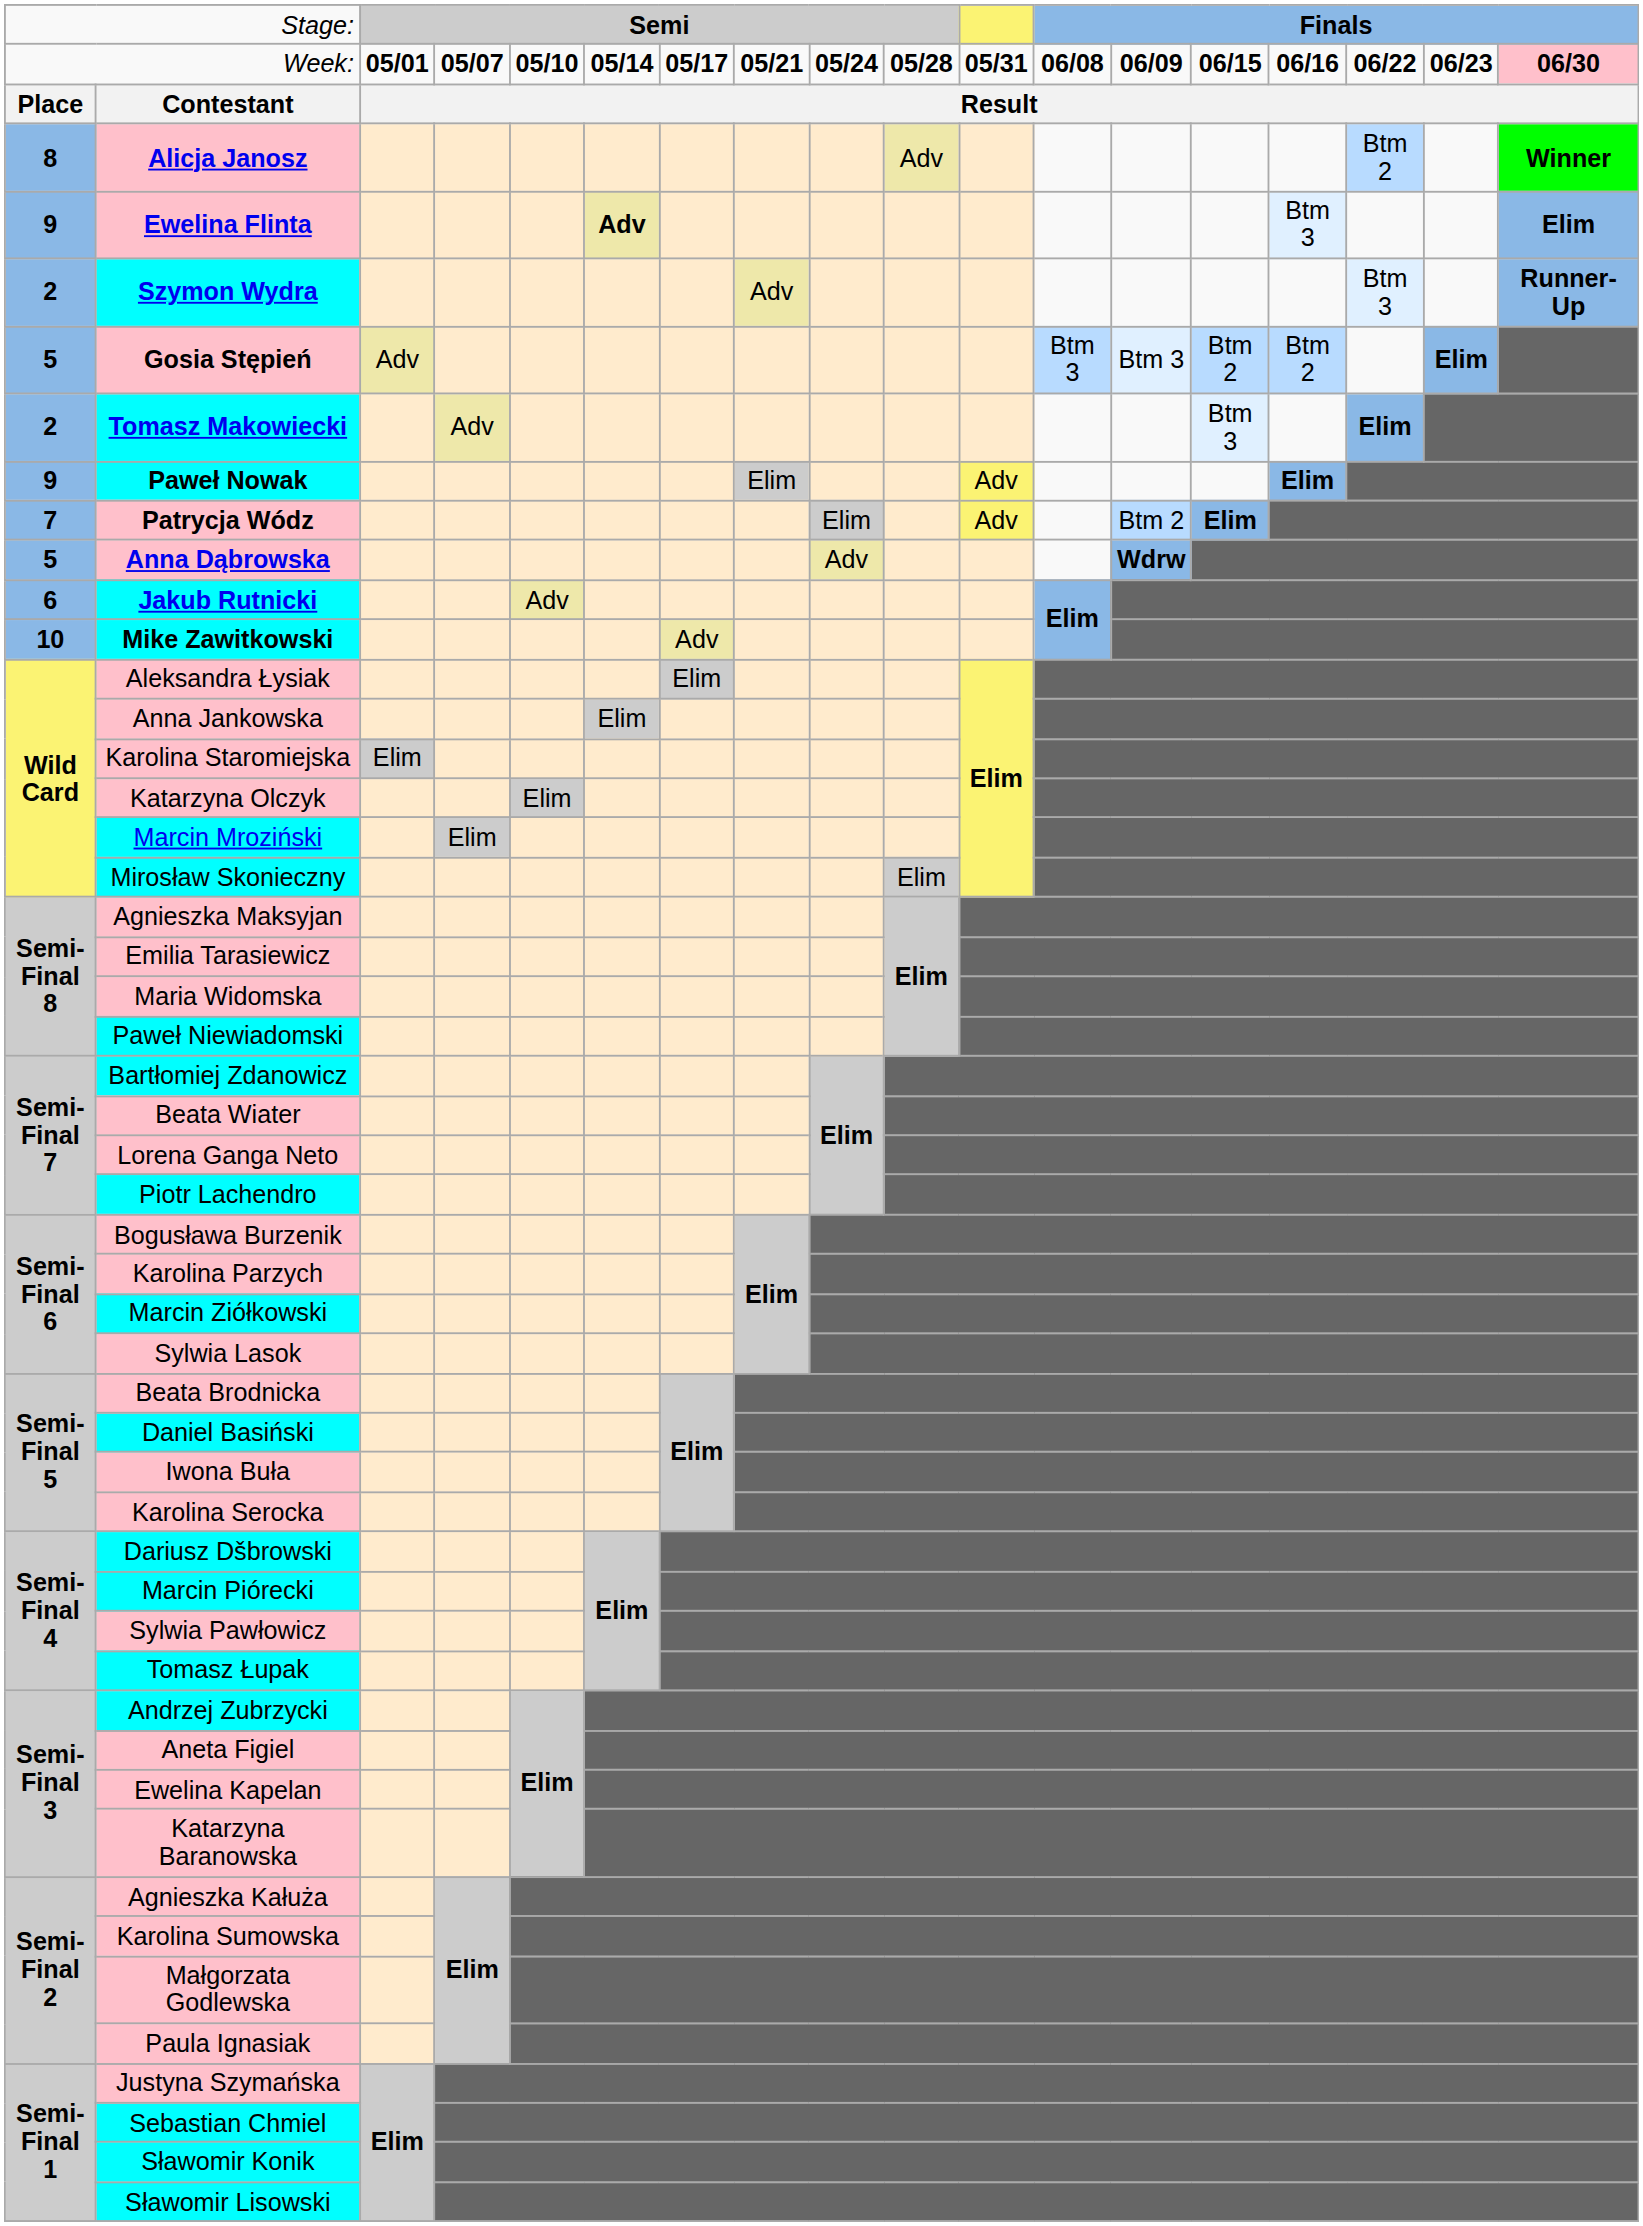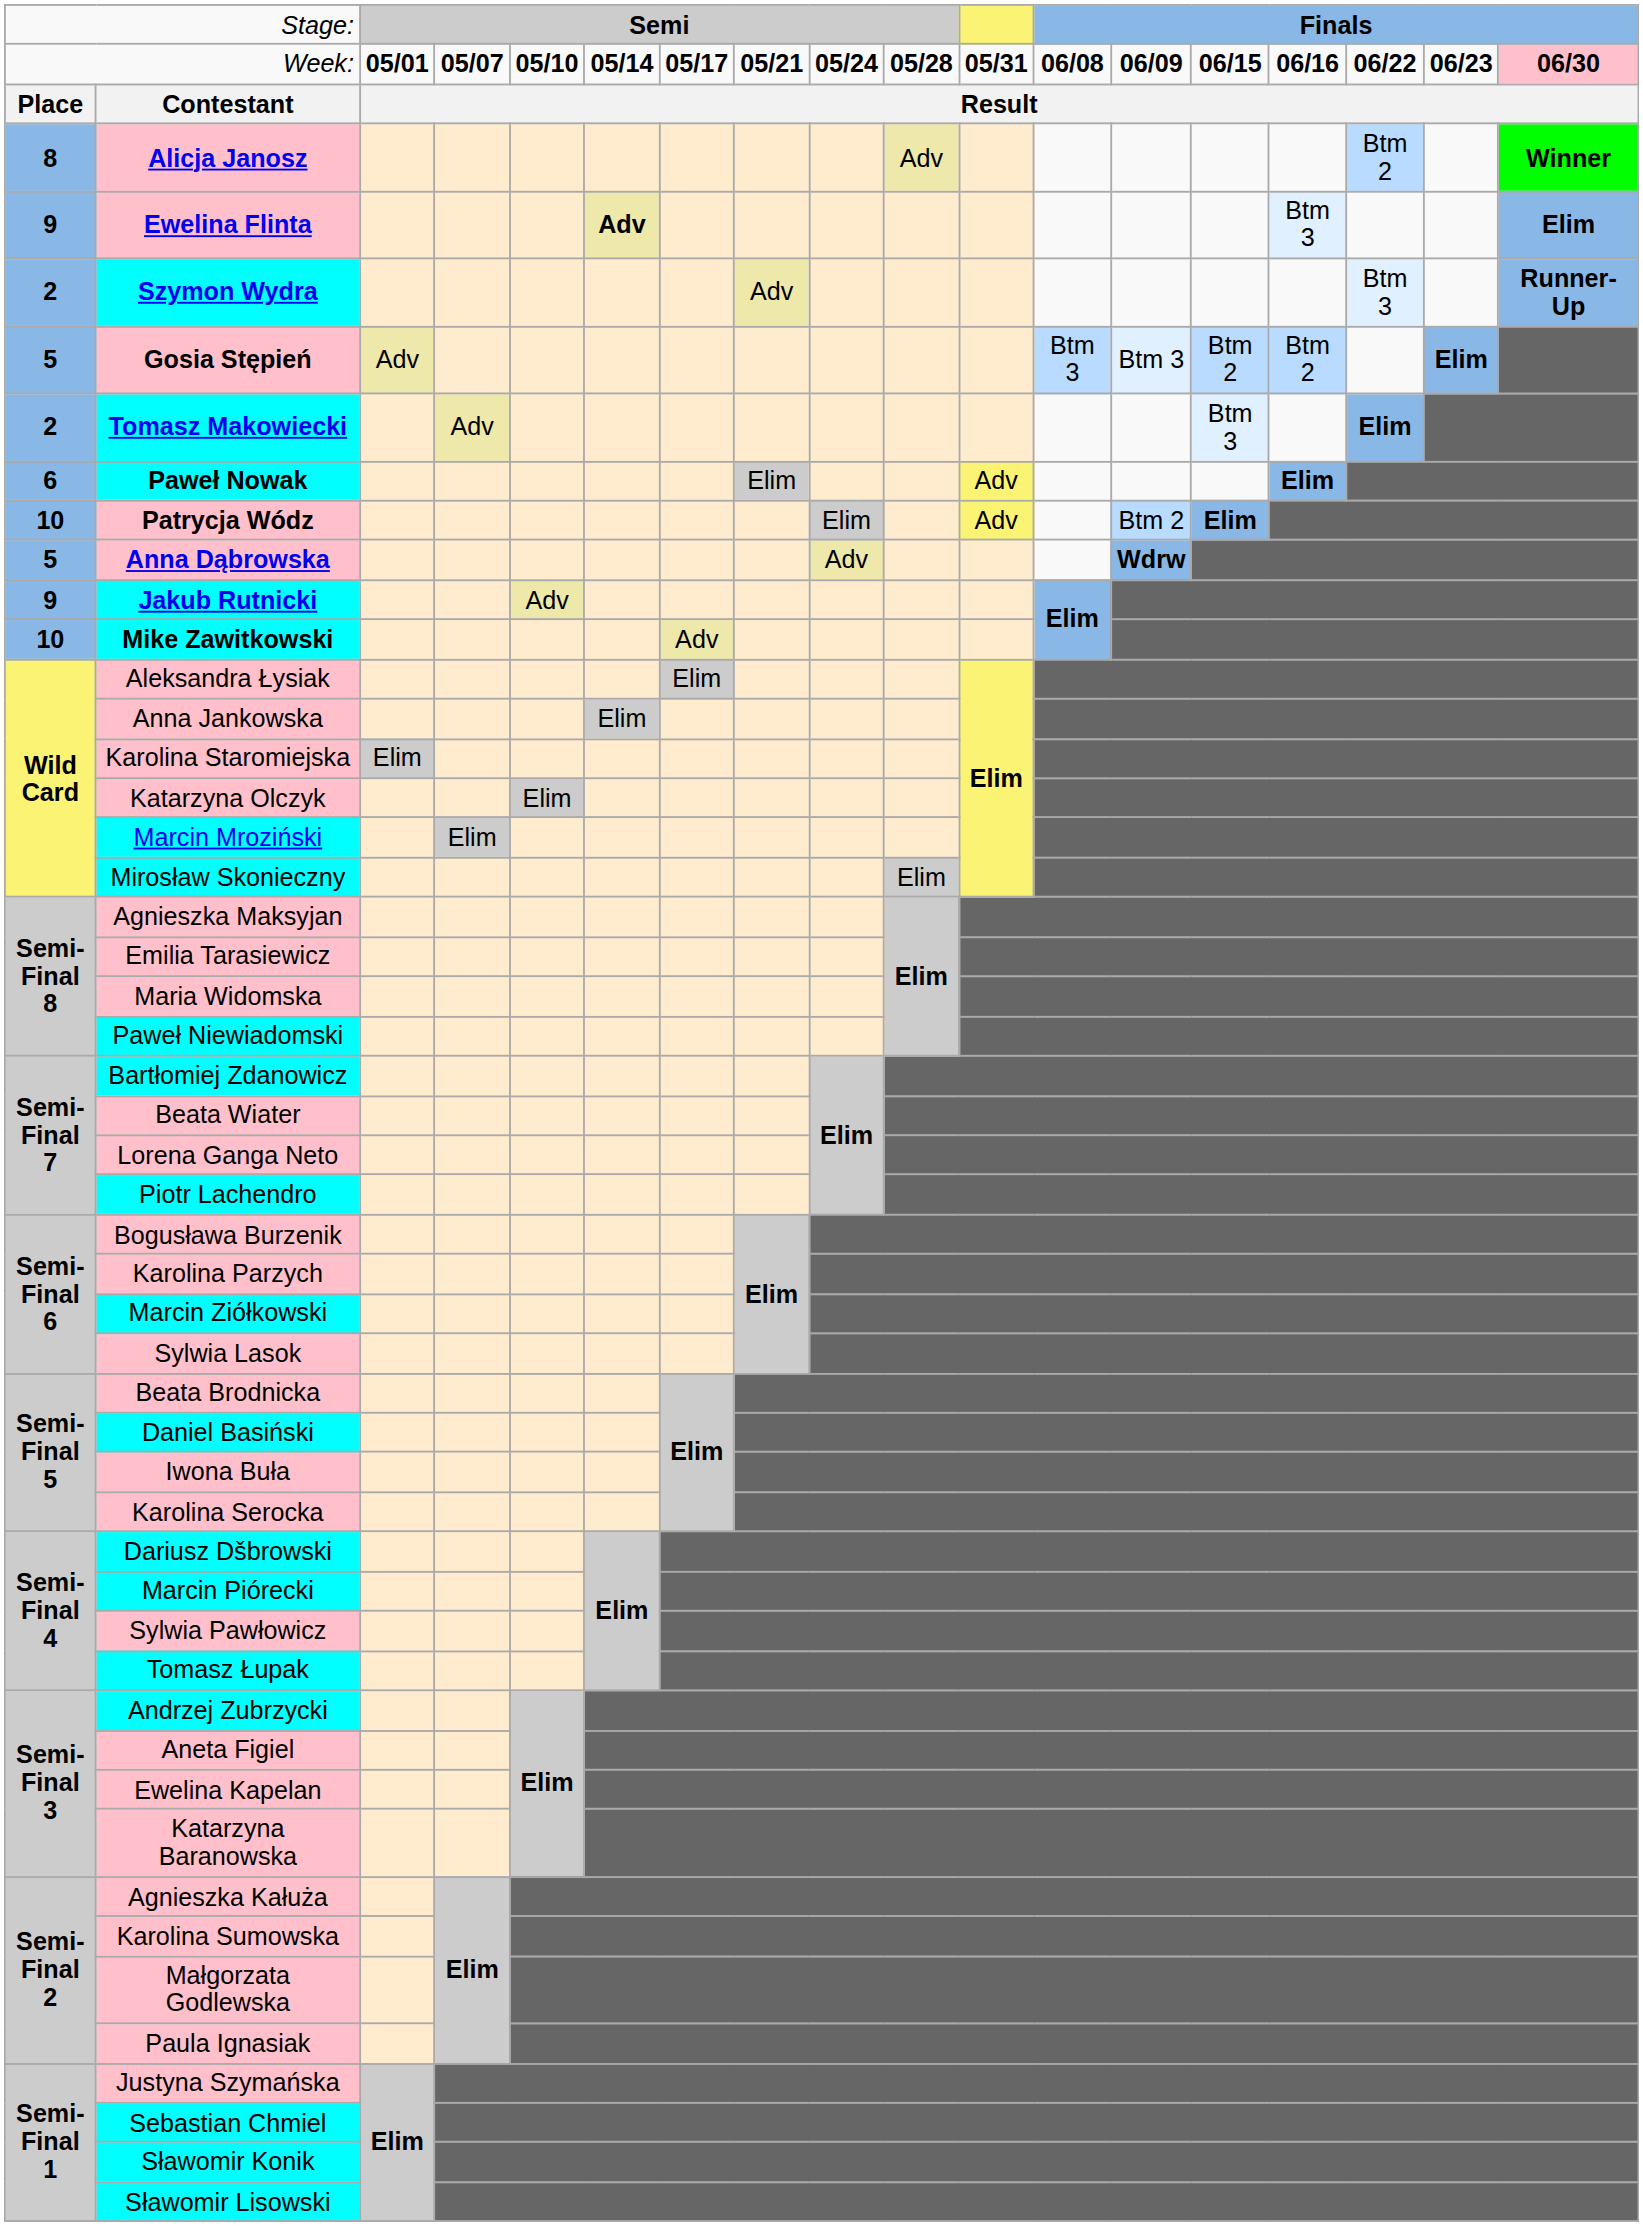(50, 480) 9 -> (50, 480) 6
(50, 520) 7 -> (50, 520) 10
(50, 599) 6 -> (50, 599) 9
